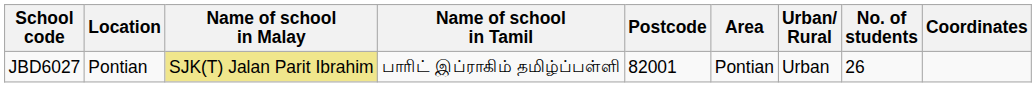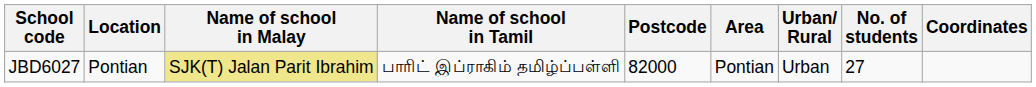(652, 66) 82001 -> (652, 66) 82000
(855, 66) 26 -> (855, 66) 27
